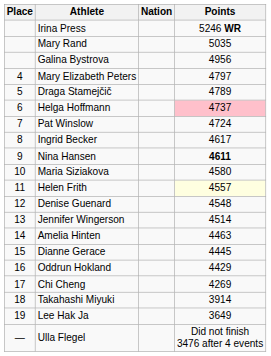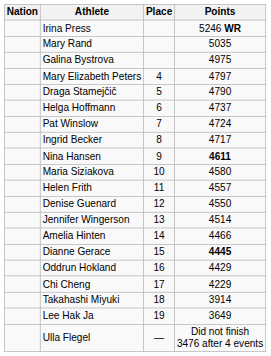columns swapped: (20, 12) <-> (157, 12)
(220, 60) 4956 -> (220, 60) 4975
(220, 92) 4789 -> (220, 92) 4790
(220, 108) pink background -> (220, 108) no background
(220, 140) 4617 -> (220, 140) 4717
(220, 188) lightyellow background -> (220, 188) no background
(220, 204) 4548 -> (220, 204) 4550
(220, 236) 4463 -> (220, 236) 4466
(220, 252) normal -> (220, 252) bold
(220, 284) 4269 -> (220, 284) 4229
